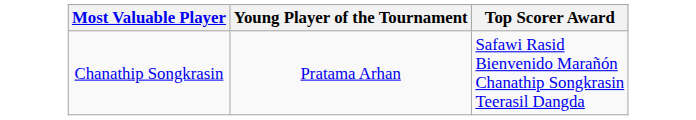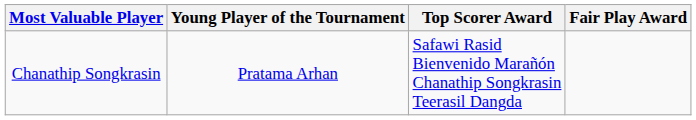+ column: (628, 17)
